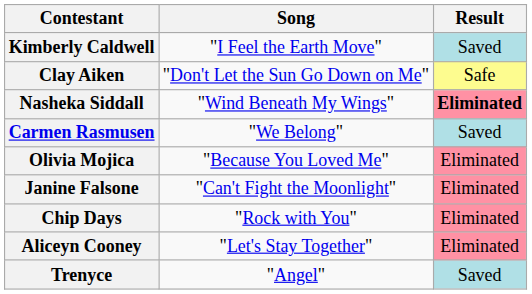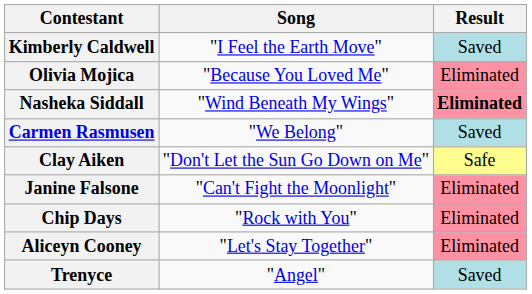rows swapped: (82, 75) <-> (82, 160)
